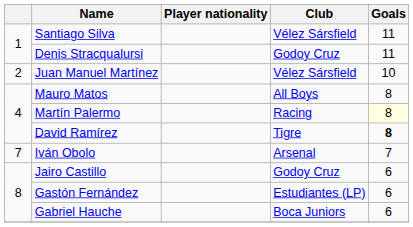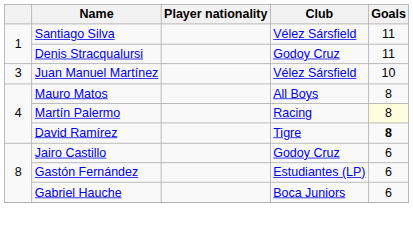(18, 73) 2 -> (18, 73) 3
- row: (65, 152)
